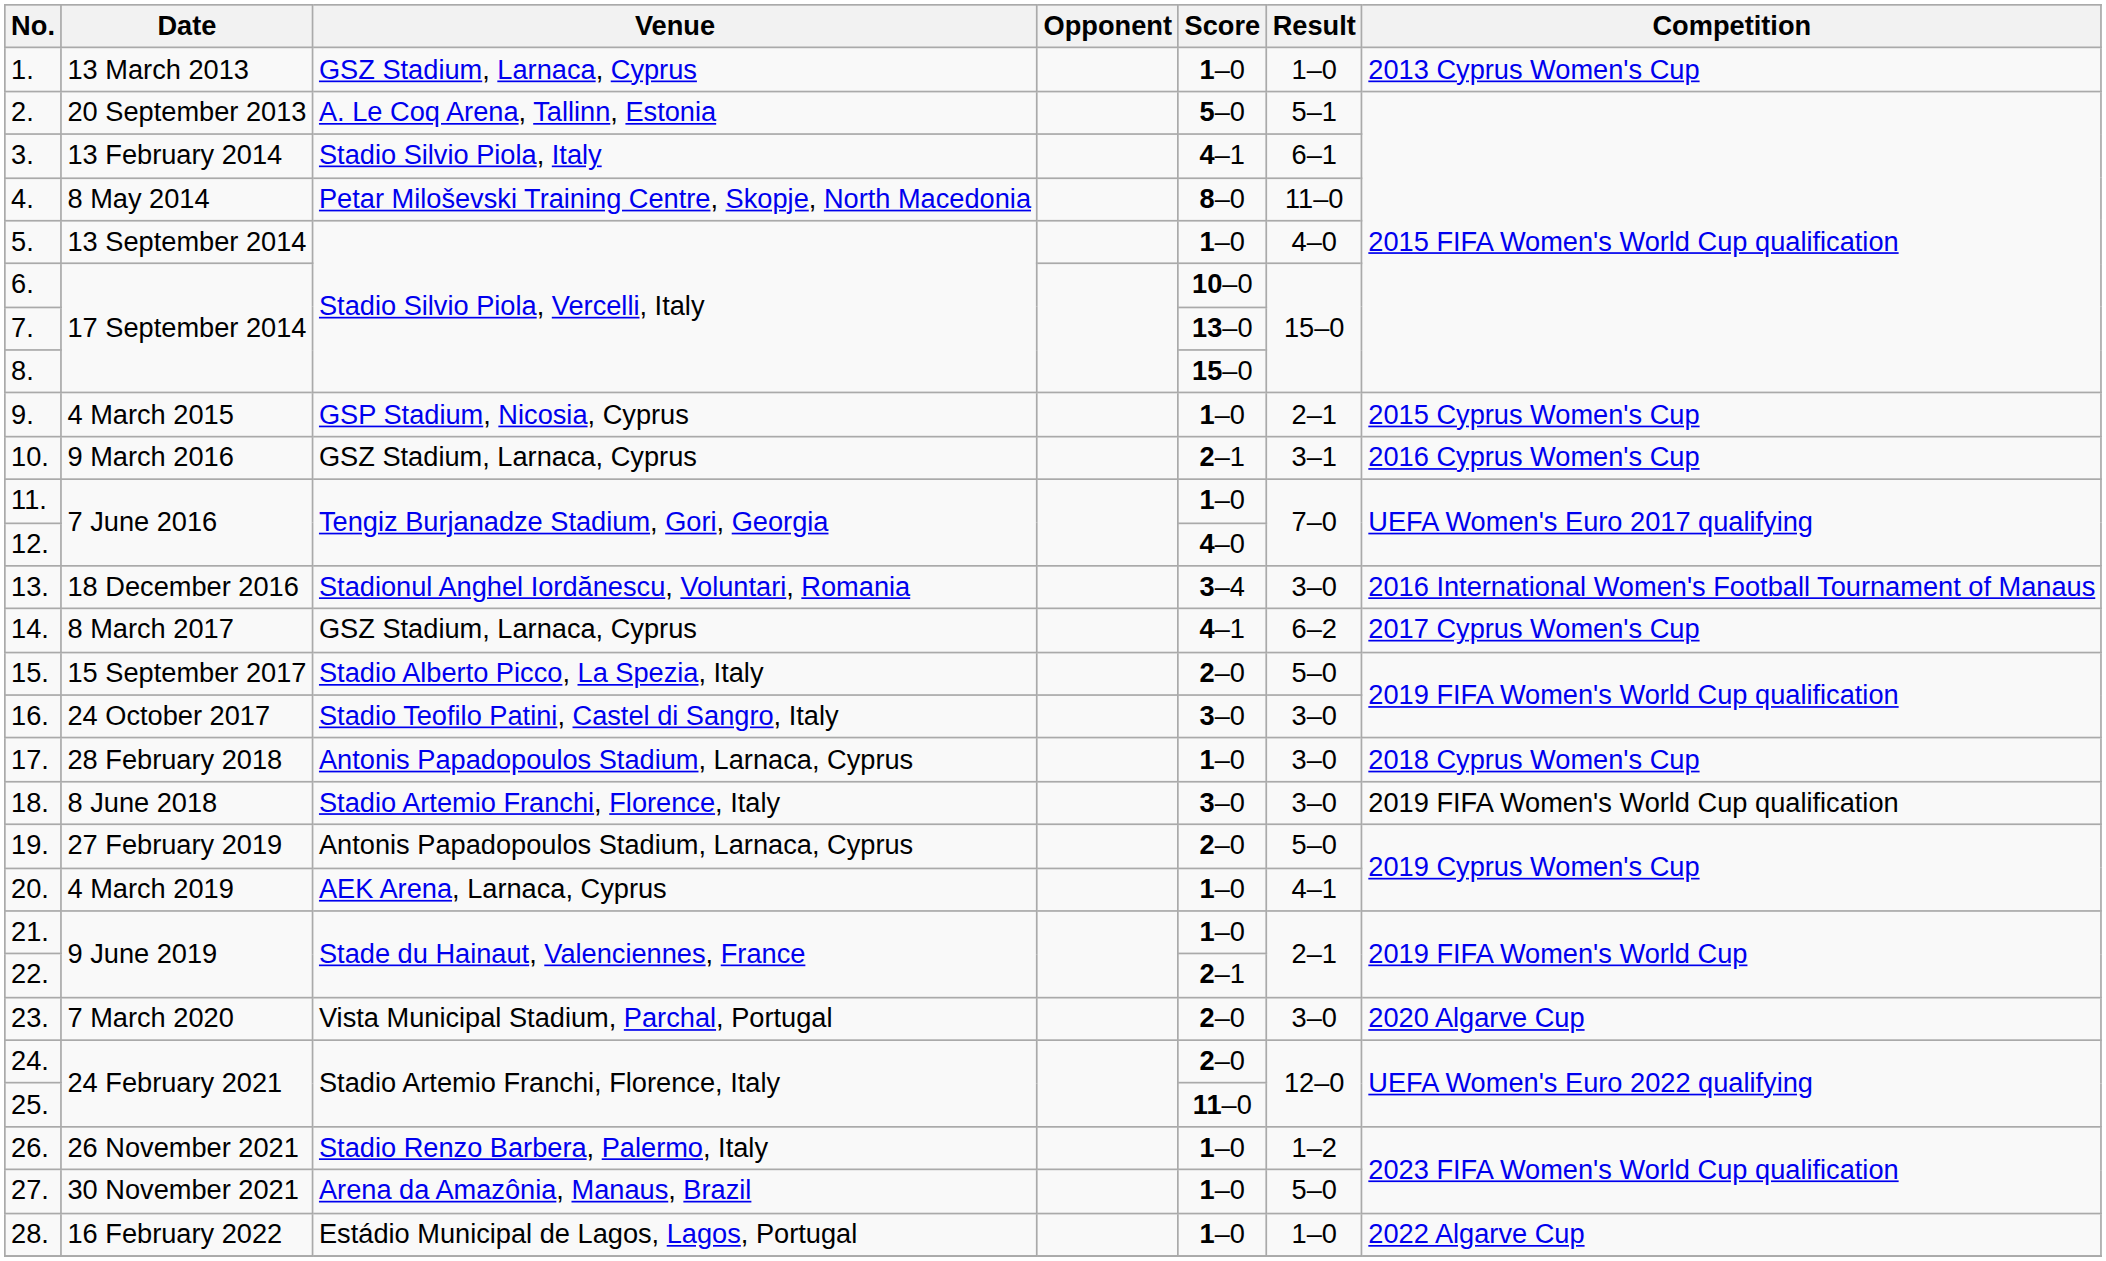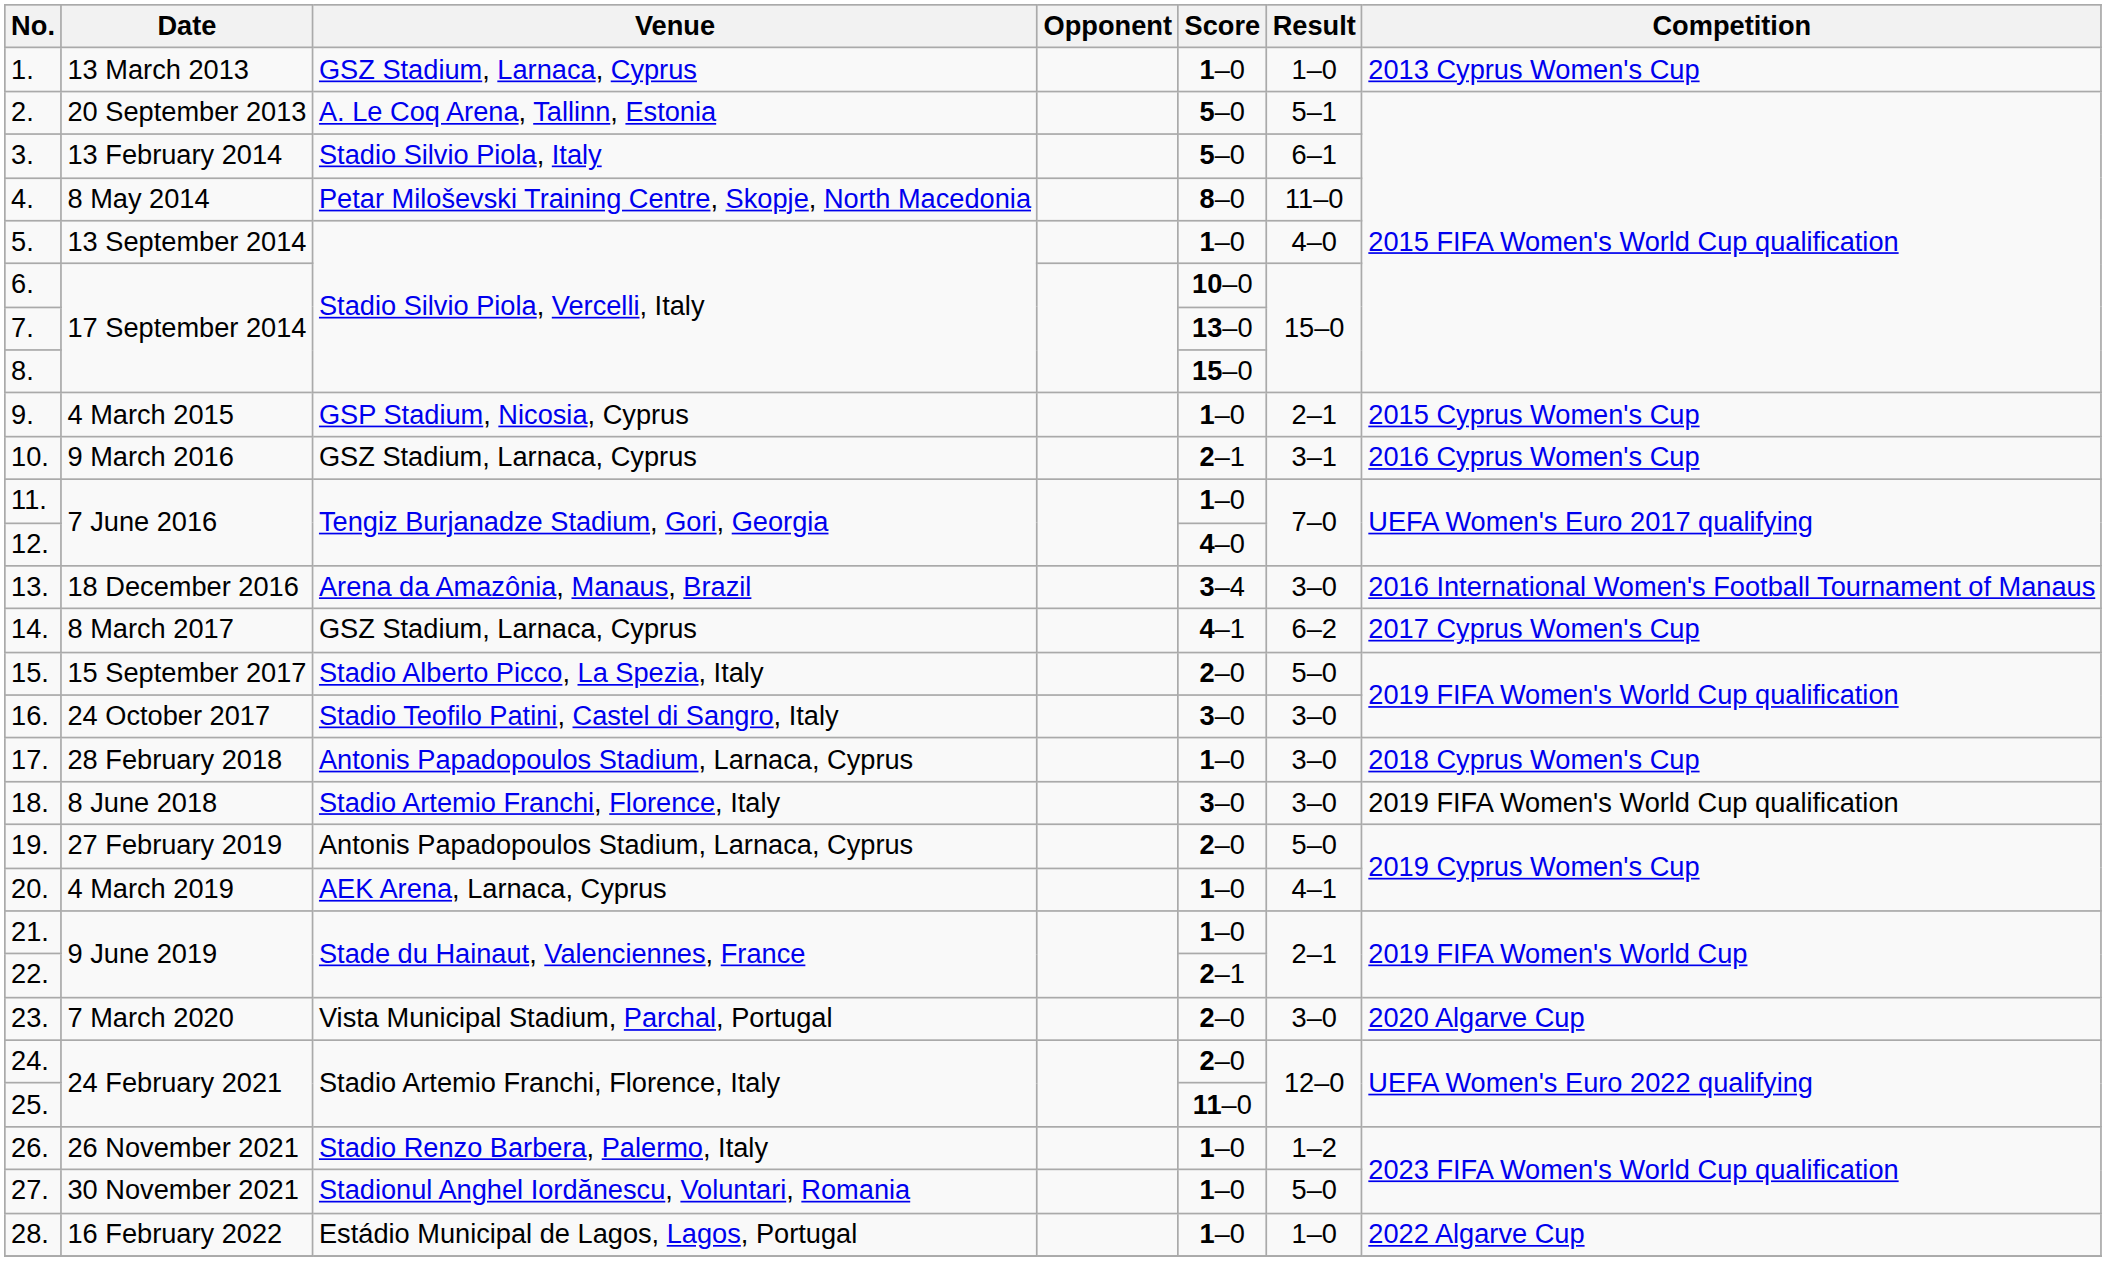(1222, 155) 4–1 -> (1222, 155) 5–0
(615, 586) Stadionul Anghel Iordănescu, Voluntari, Romania -> (535, 586) Arena da Amazônia, Manaus, Brazil
(535, 1190) Arena da Amazônia, Manaus, Brazil -> (615, 1190) Stadionul Anghel Iordănescu, Voluntari, Romania
